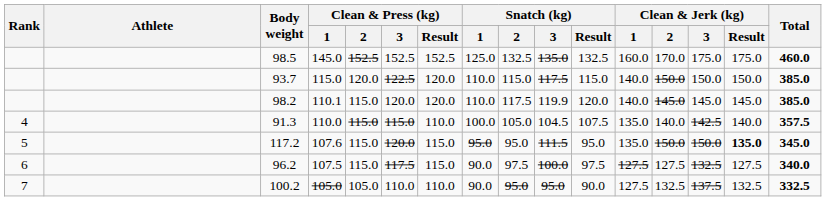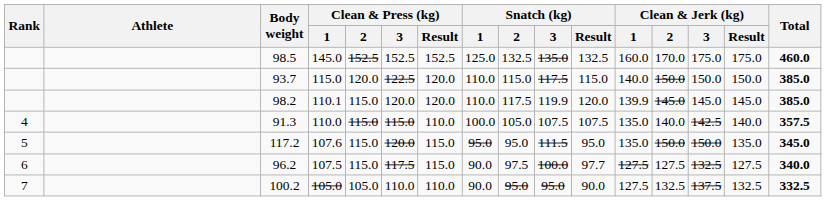(633, 100) 140.0 -> (633, 100) 139.9
(553, 121) 104.5 -> (553, 121) 107.5
(747, 143) bold -> (747, 143) normal
(593, 164) 97.5 -> (593, 164) 97.7
